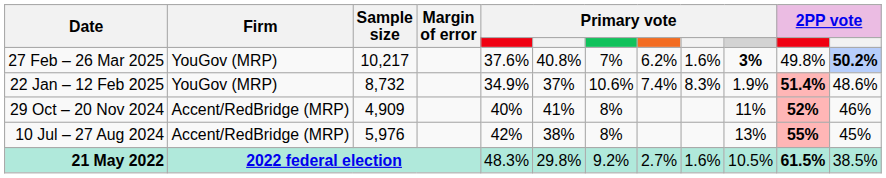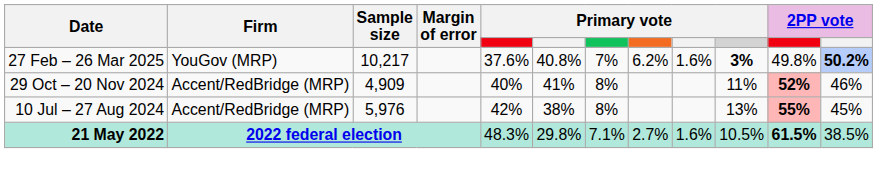- row: (87, 85)
(611, 160) 9.2% -> (607, 135) 7.1%
